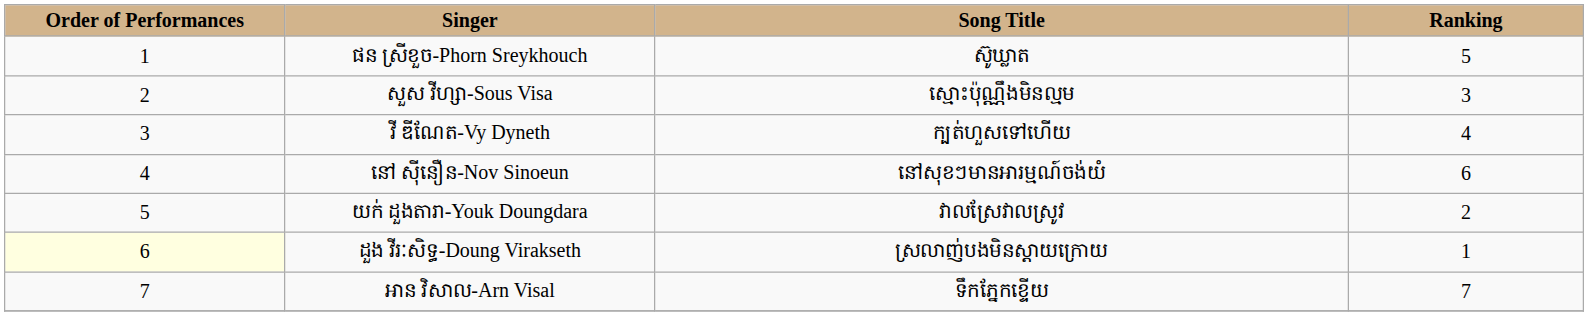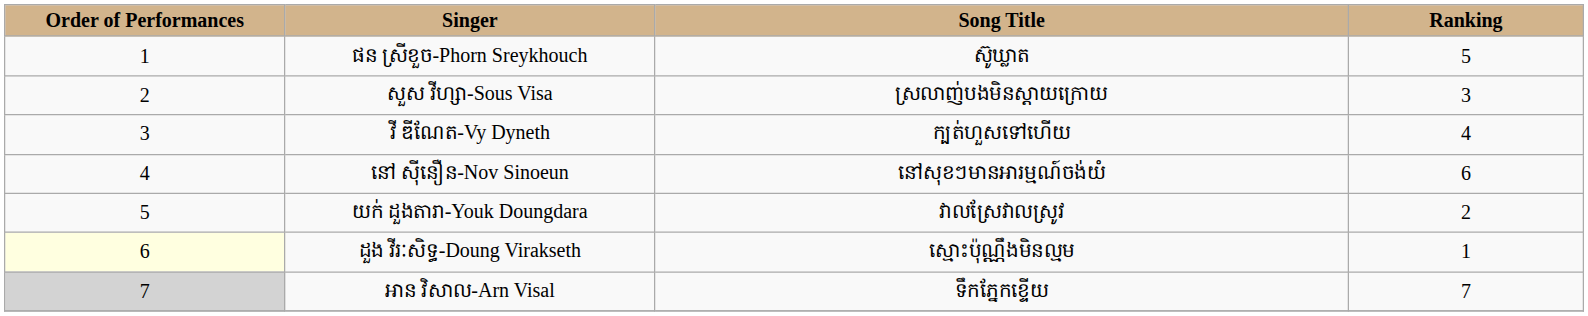(1002, 93) ស្មោះប៉ុណ្ណឹងមិនល្មម -> (1002, 93) ស្រលាញ់បងមិនស្ដាយក្រោយ
(1002, 250) ស្រលាញ់បងមិនស្ដាយក្រោយ -> (1002, 250) ស្មោះប៉ុណ្ណឹងមិនល្មម
(145, 291) no background -> (145, 291) lightgrey background
